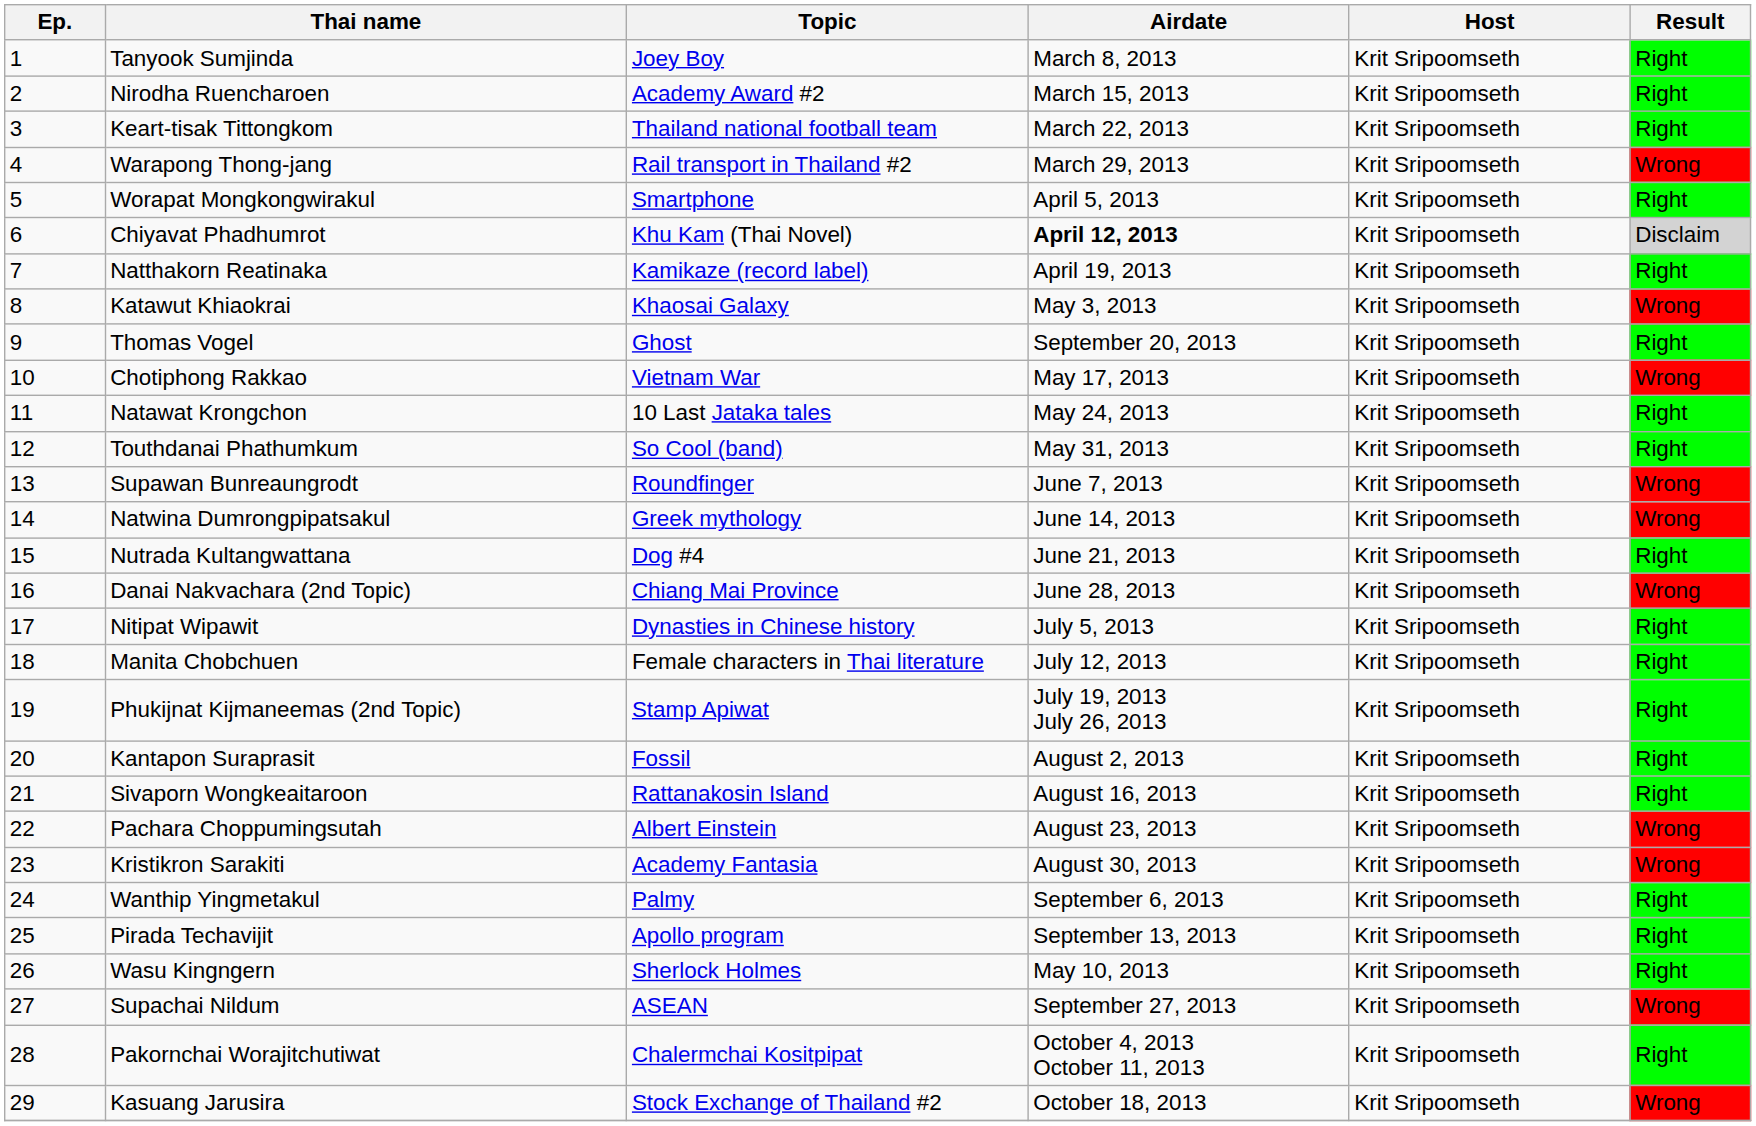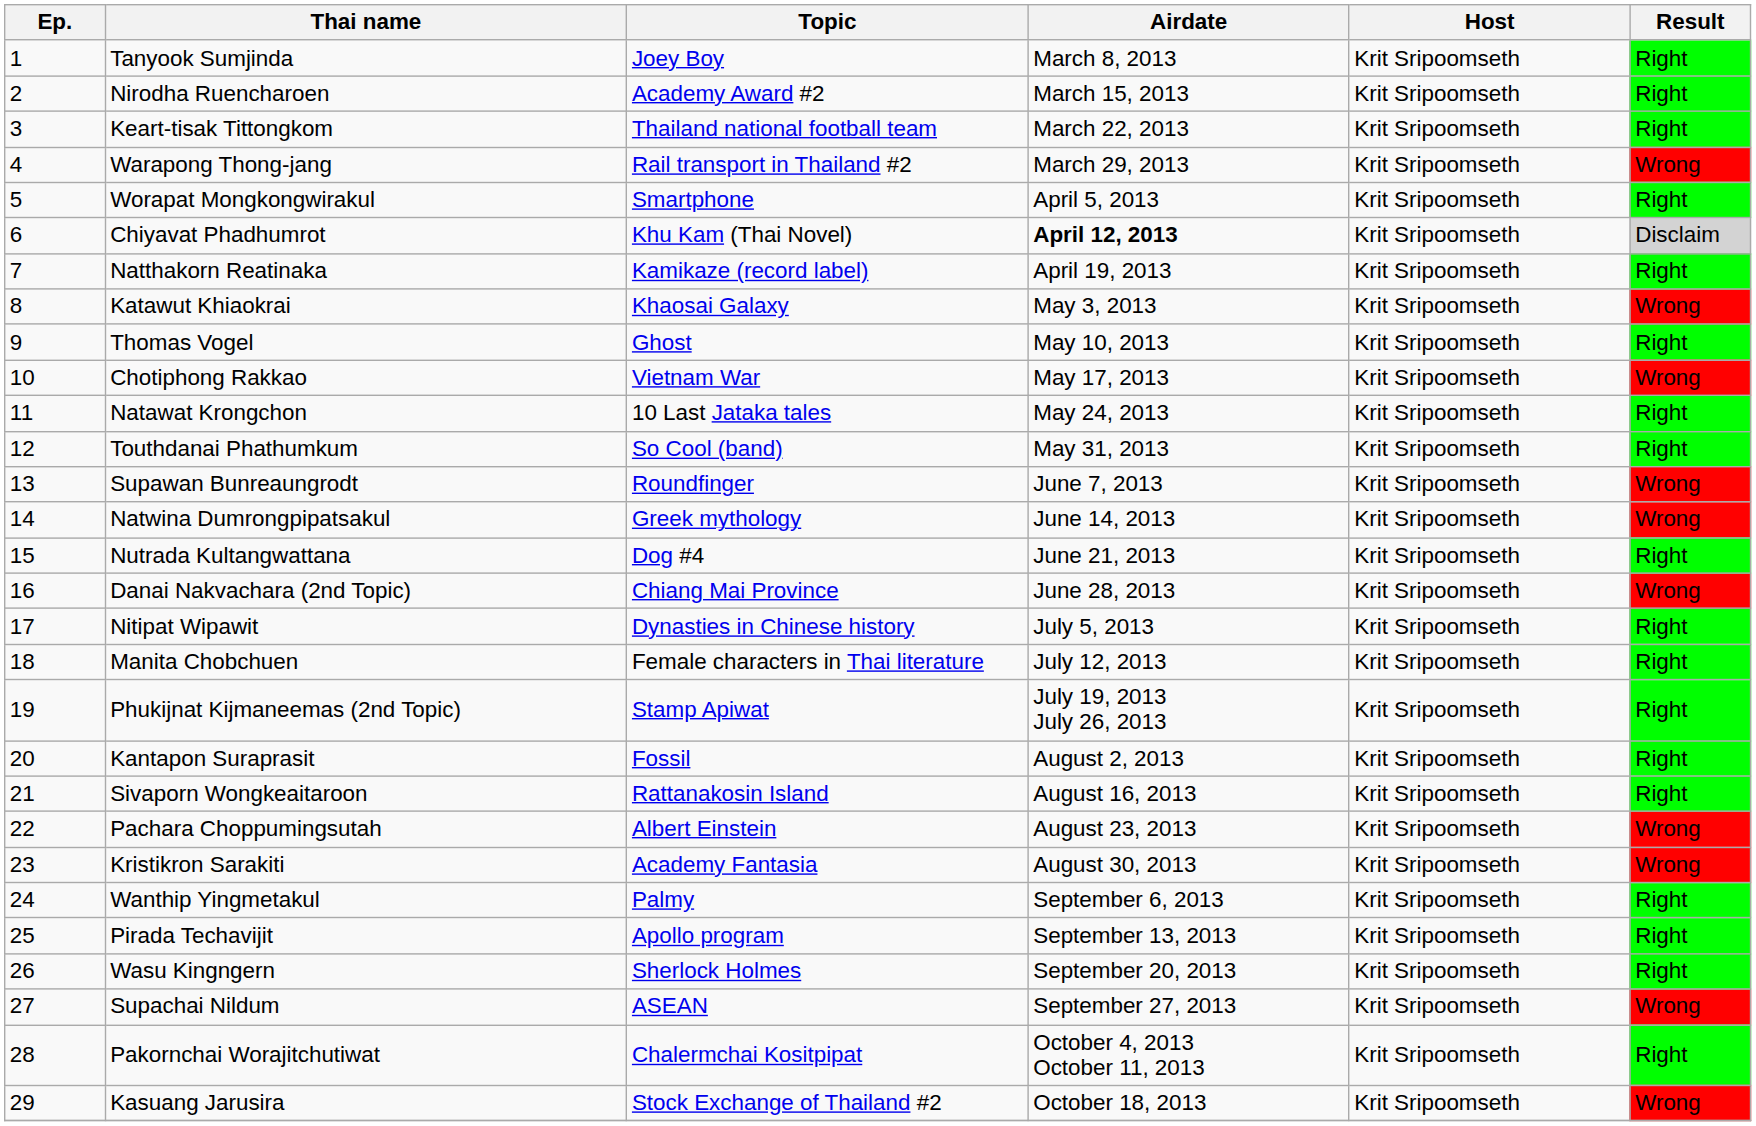(1135, 341) September 20, 2013 -> (1101, 341) May 10, 2013
(1101, 971) May 10, 2013 -> (1135, 971) September 20, 2013
